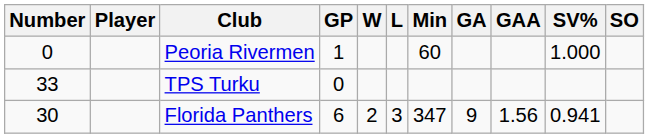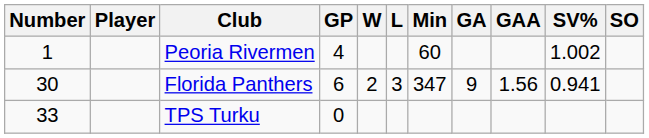(47, 52) 0 -> (47, 52) 1
(339, 52) 1 -> (339, 52) 4
(575, 52) 1.000 -> (575, 52) 1.002
rows swapped: (239, 116) <-> (212, 84)
